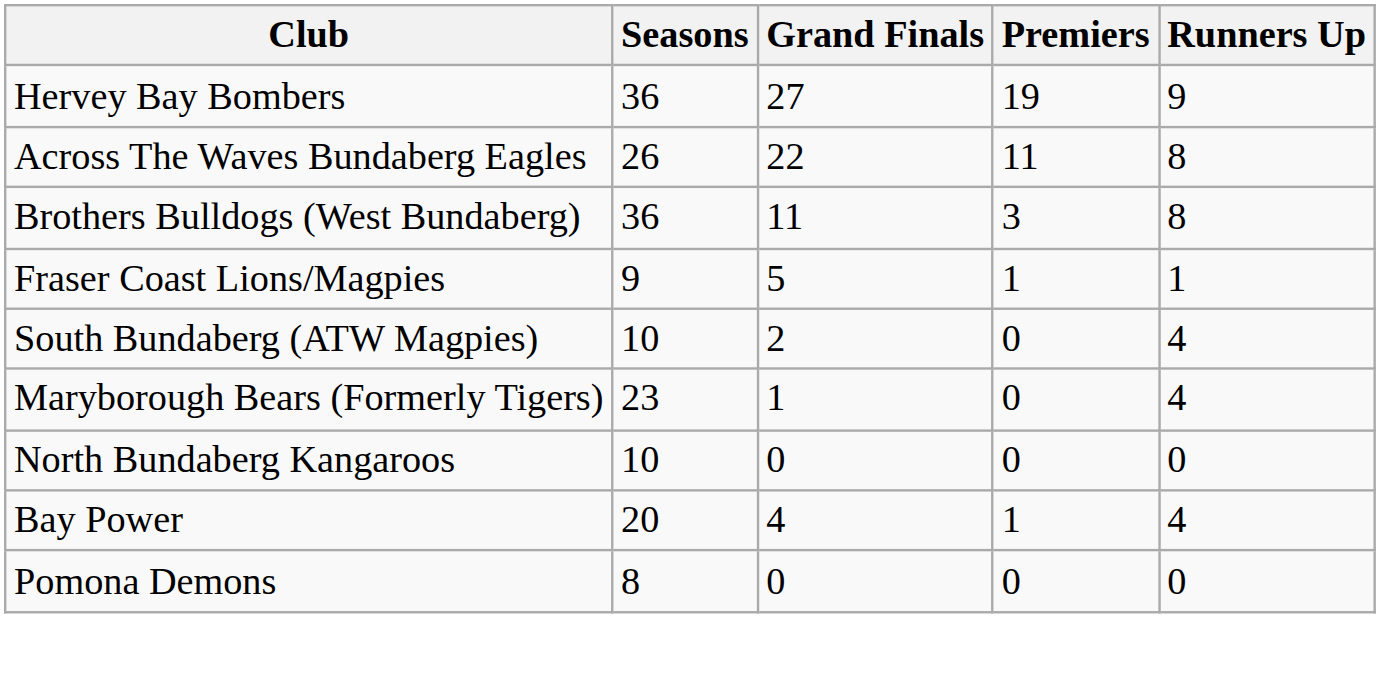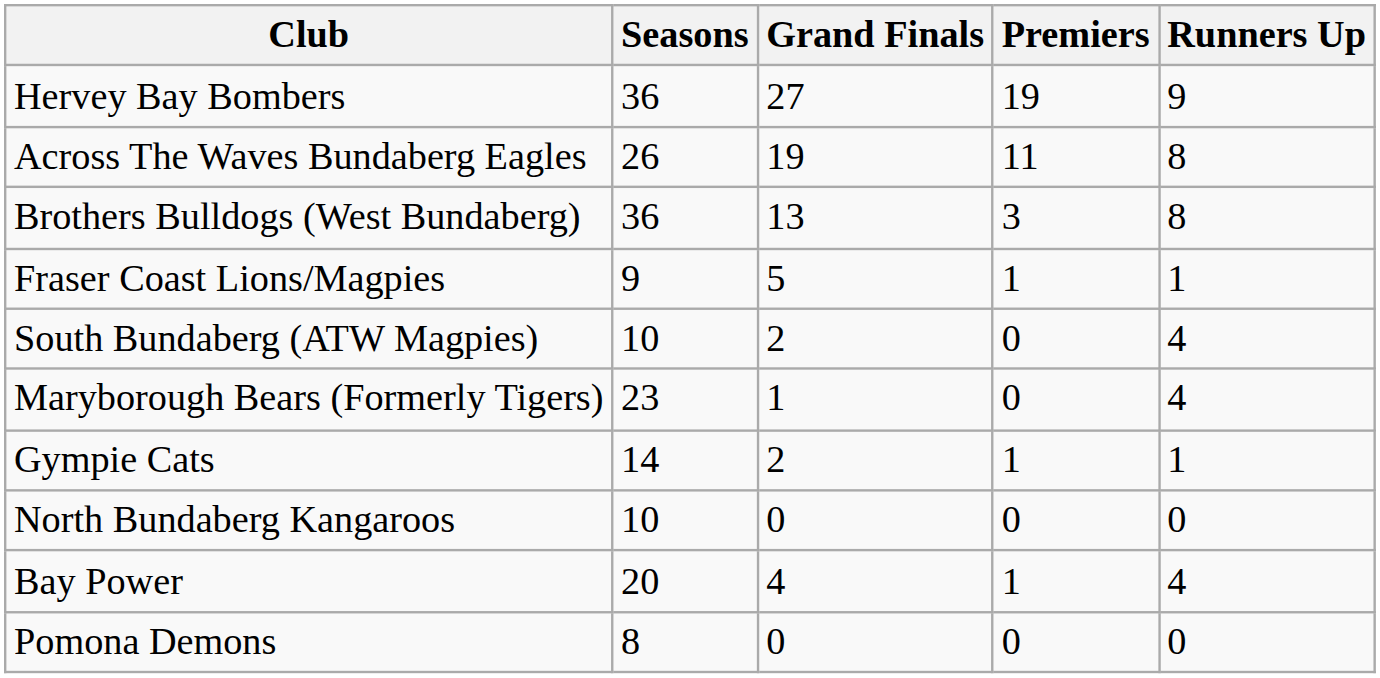(785, 156) 22 -> (785, 156) 19
(785, 216) 11 -> (785, 216) 13
+ row: (114, 459)
